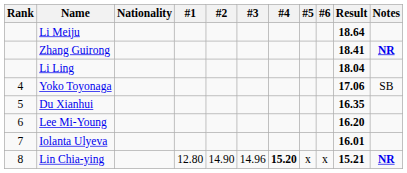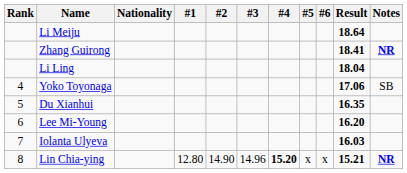(352, 141) 16.01 -> (352, 141) 16.03
